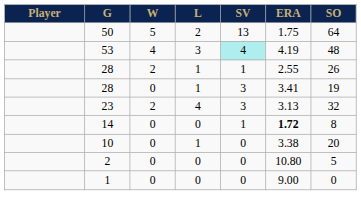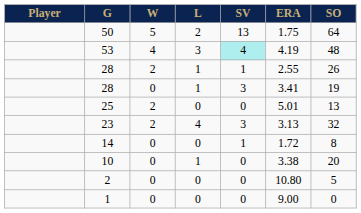+ row: (107, 106)
(288, 124) bold -> (288, 143) normal
